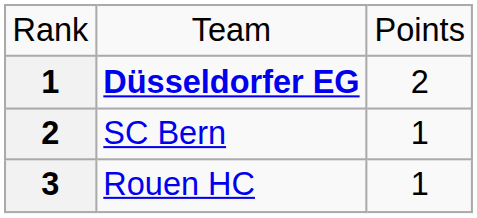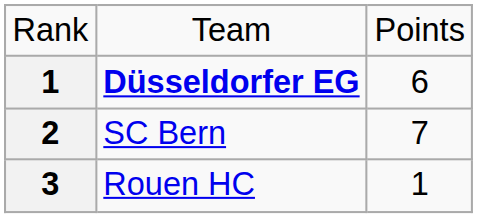(420, 81) 2 -> (420, 81) 6
(420, 133) 1 -> (420, 133) 7
